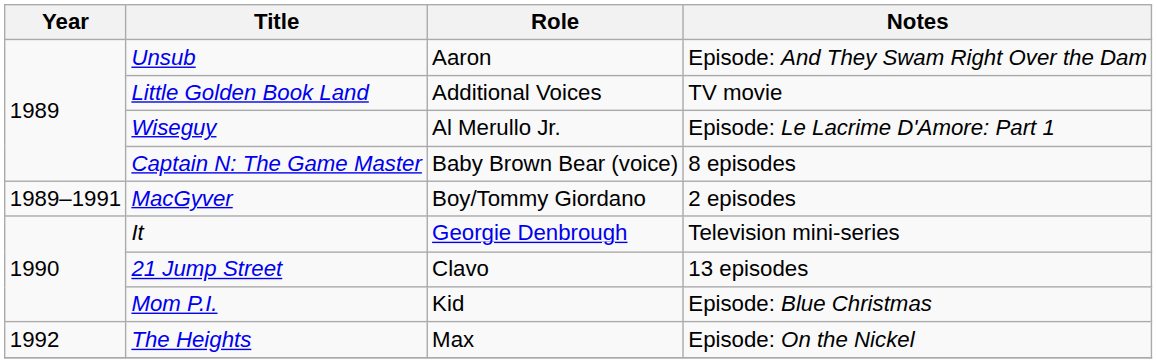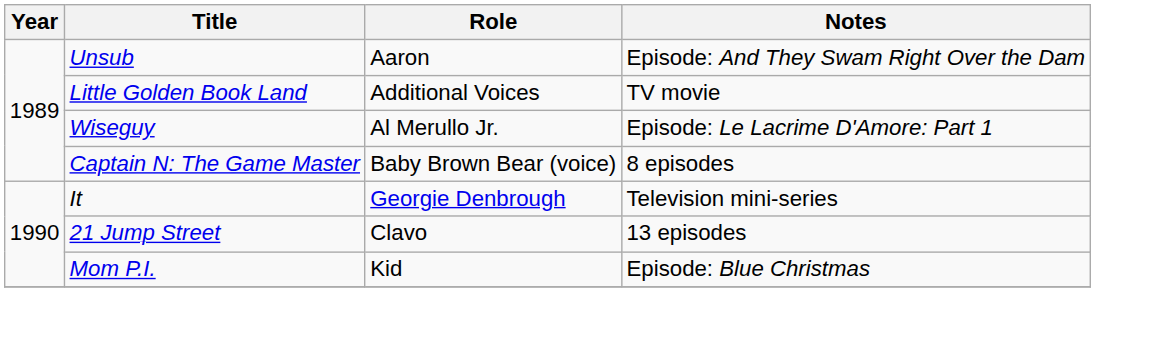- row: (182, 198)
- row: (191, 339)
